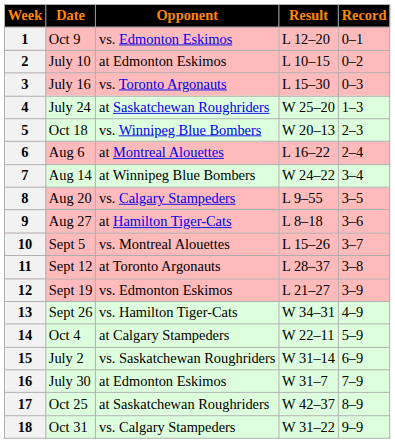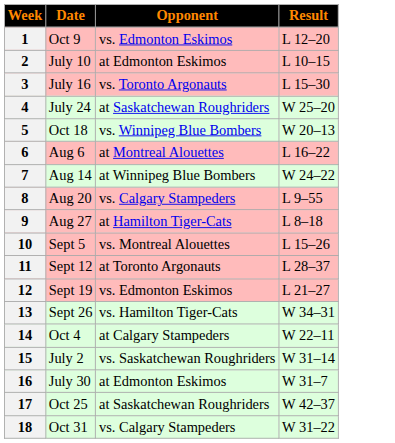- column: (364, 15)
